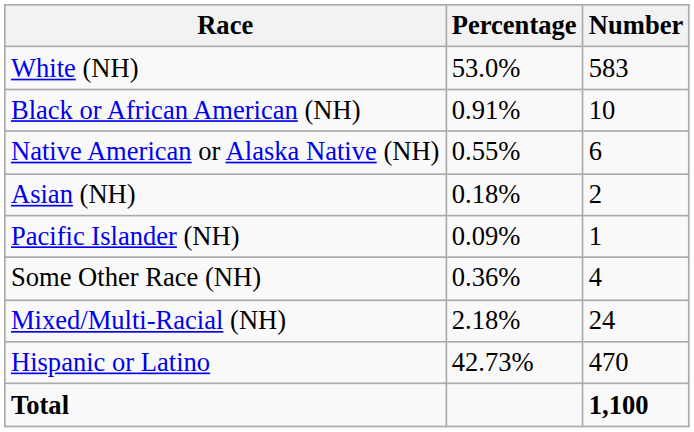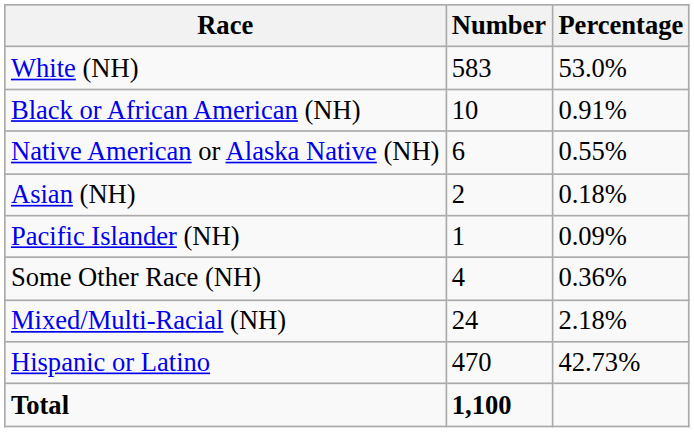columns swapped: (636, 25) <-> (514, 25)
